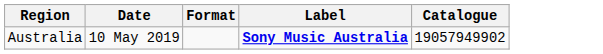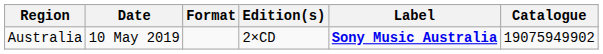+ column: (284, 16)
(460, 38) 19057949902 -> (549, 38) 19075949902
